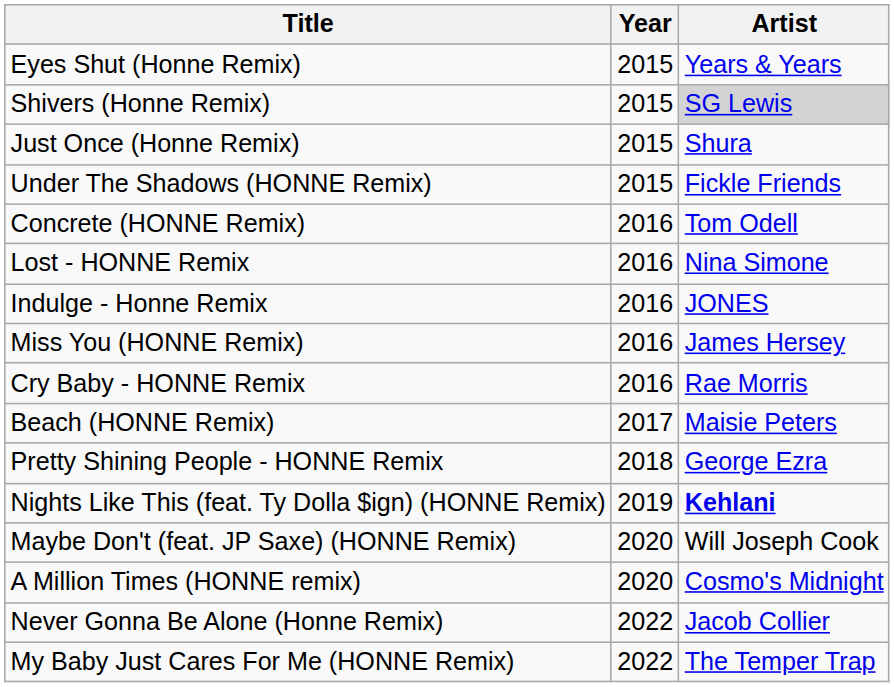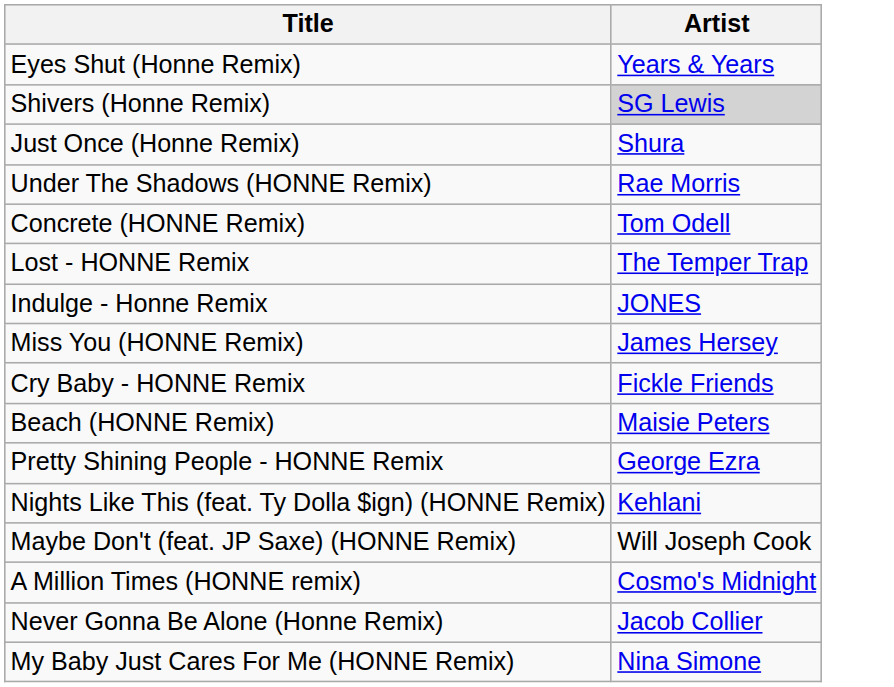- column: (645, 24)
(763, 183) Fickle Friends -> (679, 183) Rae Morris
(757, 263) Nina Simone -> (713, 263) The Temper Trap
(746, 382) Rae Morris -> (695, 382) Fickle Friends
(730, 502) bold -> (659, 502) normal
(780, 661) The Temper Trap -> (689, 661) Nina Simone
